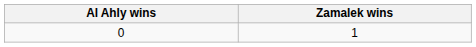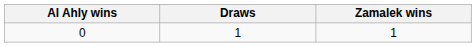+ column: (238, 13)
